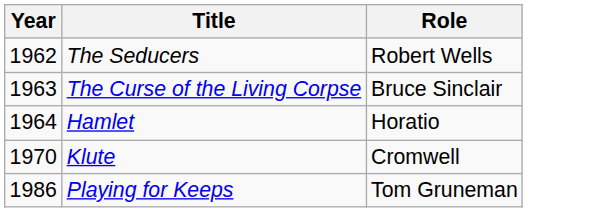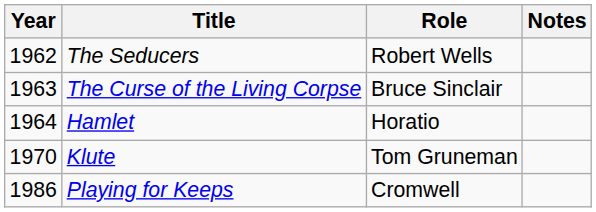+ column: (557, 21)
(415, 156) Cromwell -> (444, 156) Tom Gruneman
(444, 190) Tom Gruneman -> (415, 190) Cromwell
